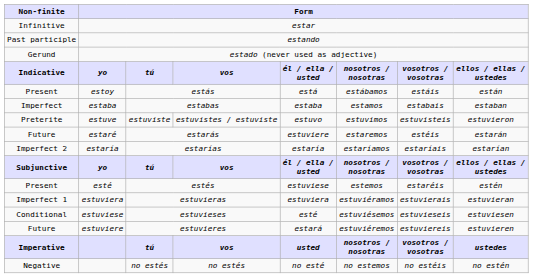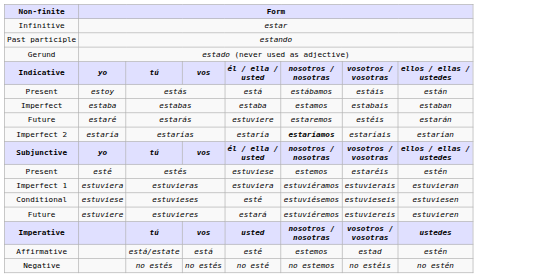- row: (150, 120)
(367, 149) normal -> (311, 135) bold
+ row: (154, 252)
